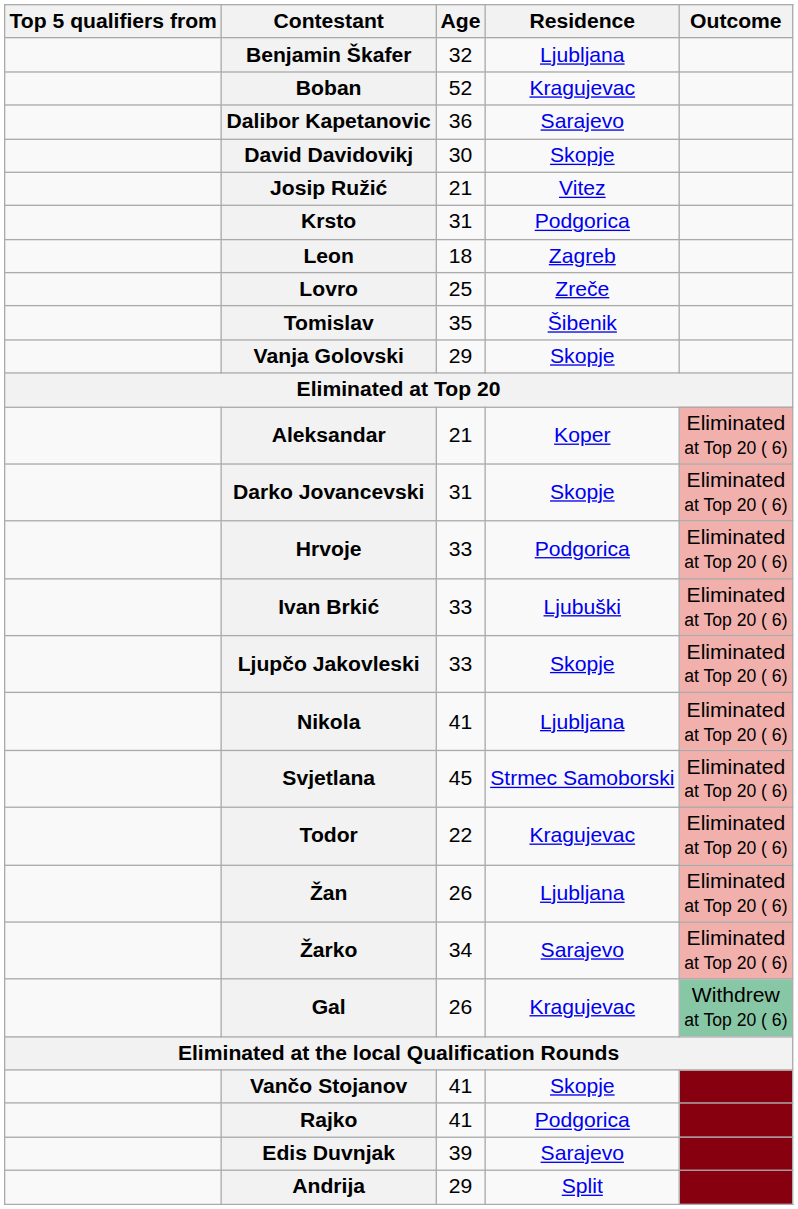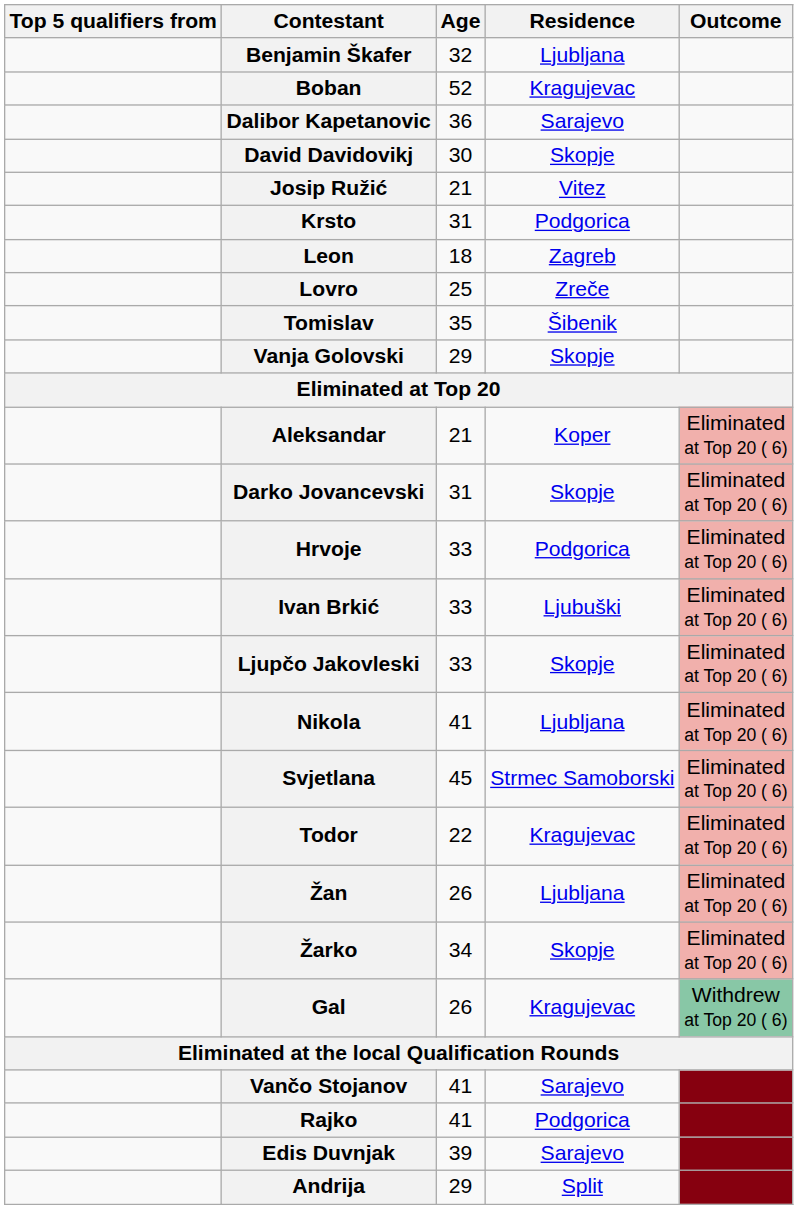(582, 950) Sarajevo -> (582, 950) Skopje
(582, 1086) Skopje -> (582, 1086) Sarajevo
